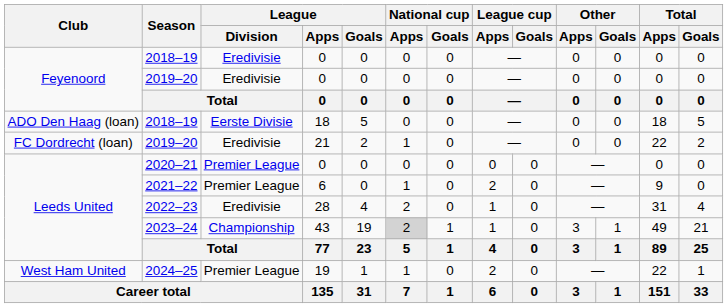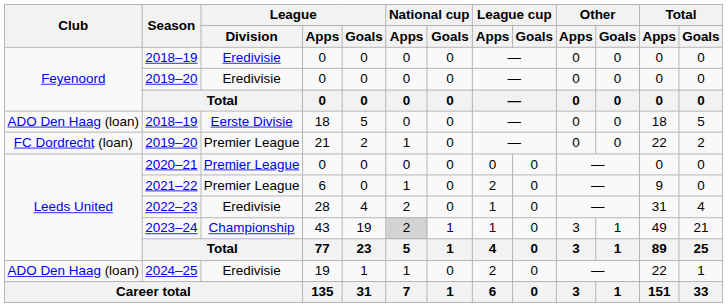(252, 143) Eredivisie -> (252, 143) Premier League
(73, 270) West Ham United -> (73, 270) ADO Den Haag (loan)
(252, 270) Premier League -> (252, 270) Eredivisie
